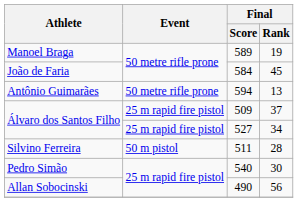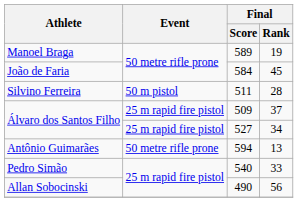rows swapped: (243, 149) <-> (243, 91)
(276, 168) 30 -> (276, 168) 33
